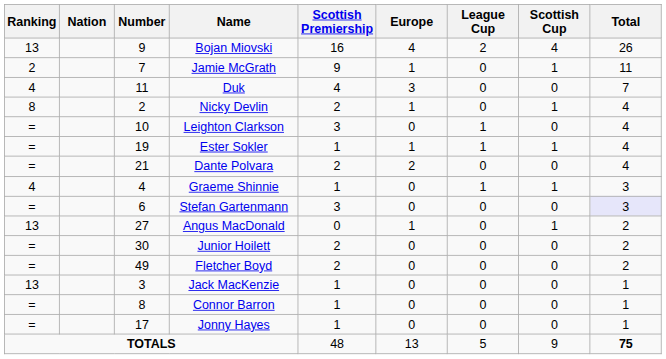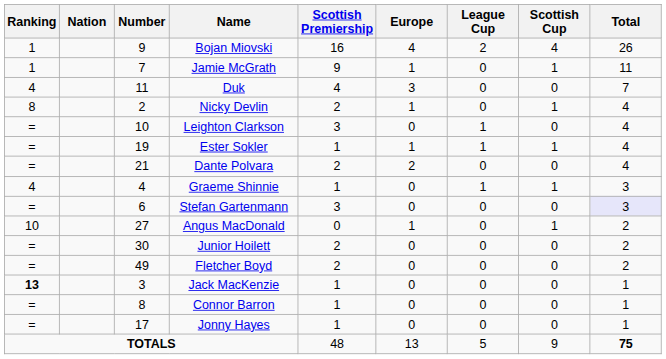(32, 48) 13 -> (32, 48) 1
(32, 68) 2 -> (32, 68) 1
(32, 226) 13 -> (32, 226) 10
(32, 285) normal -> (32, 285) bold
